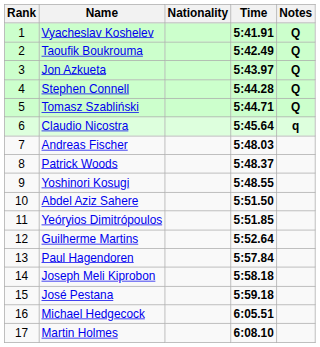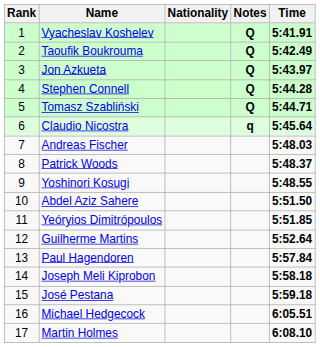columns swapped: (254, 13) <-> (296, 13)
